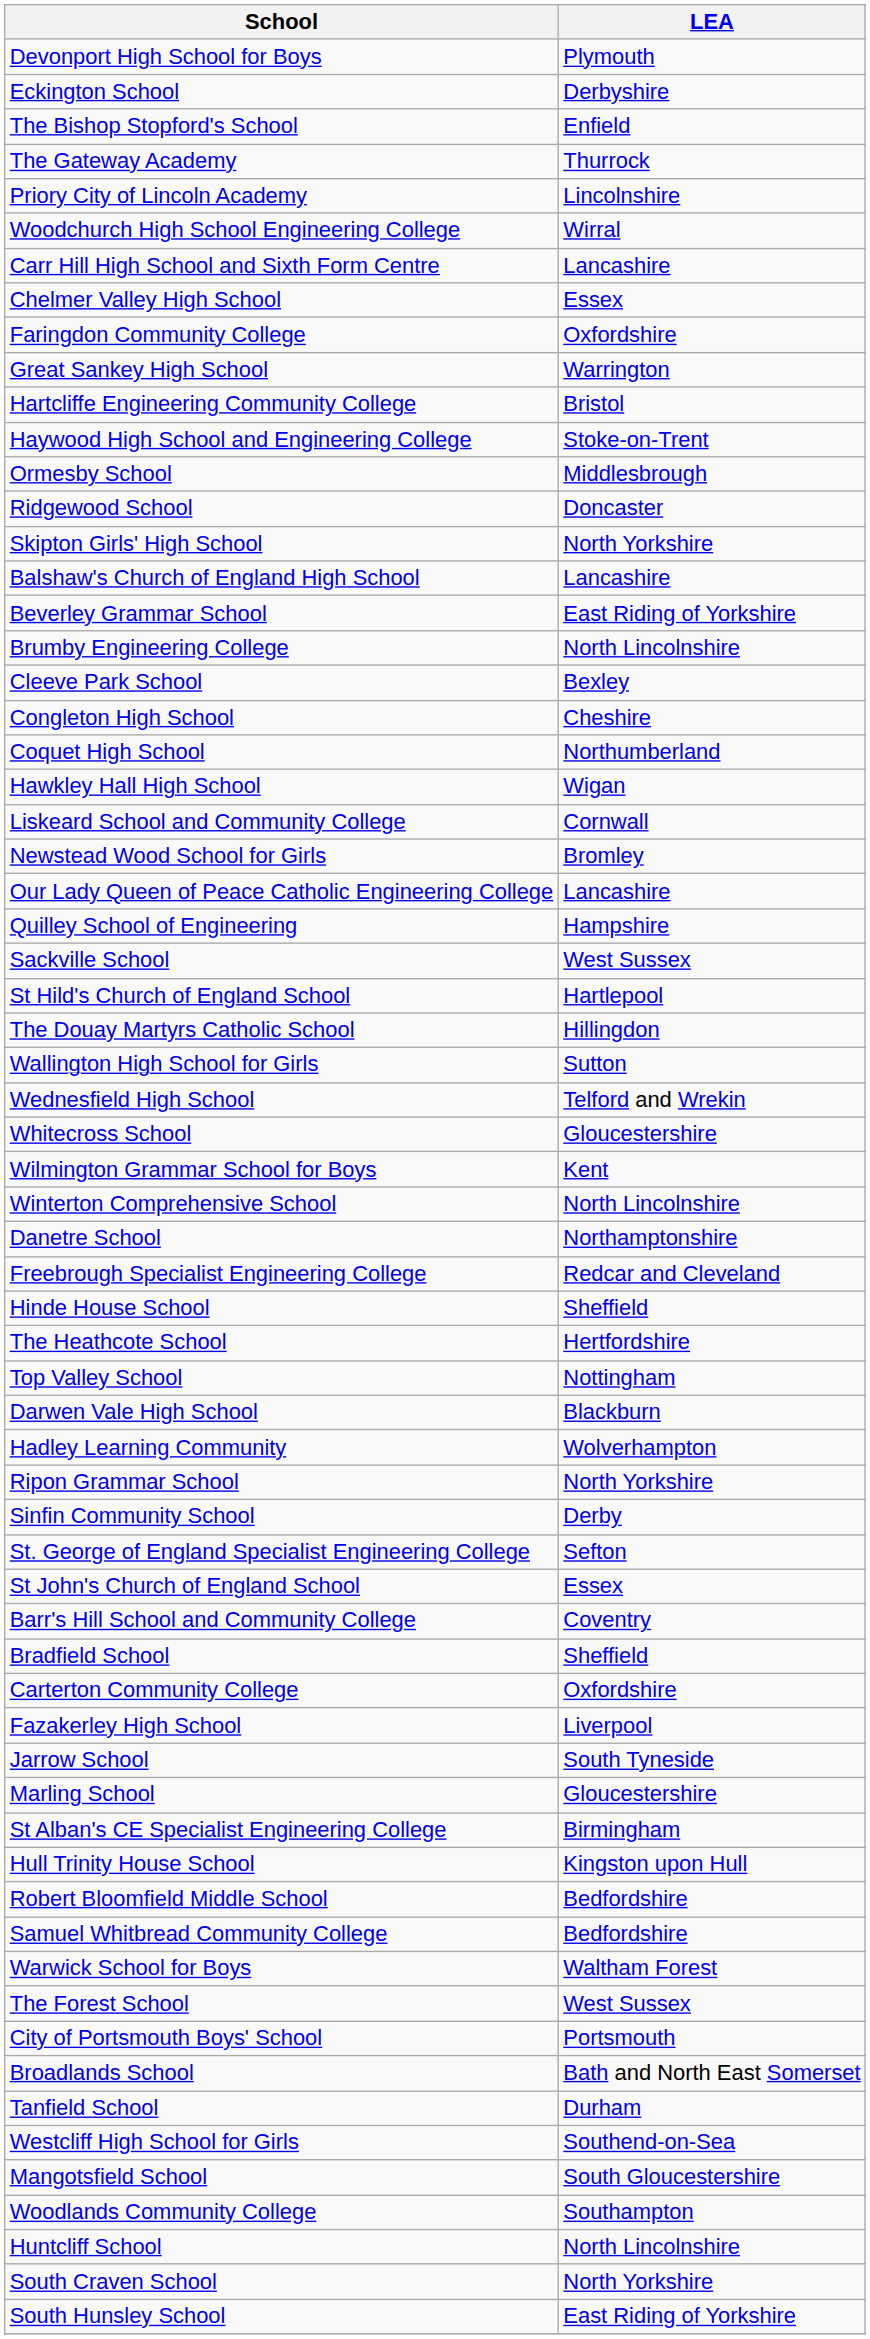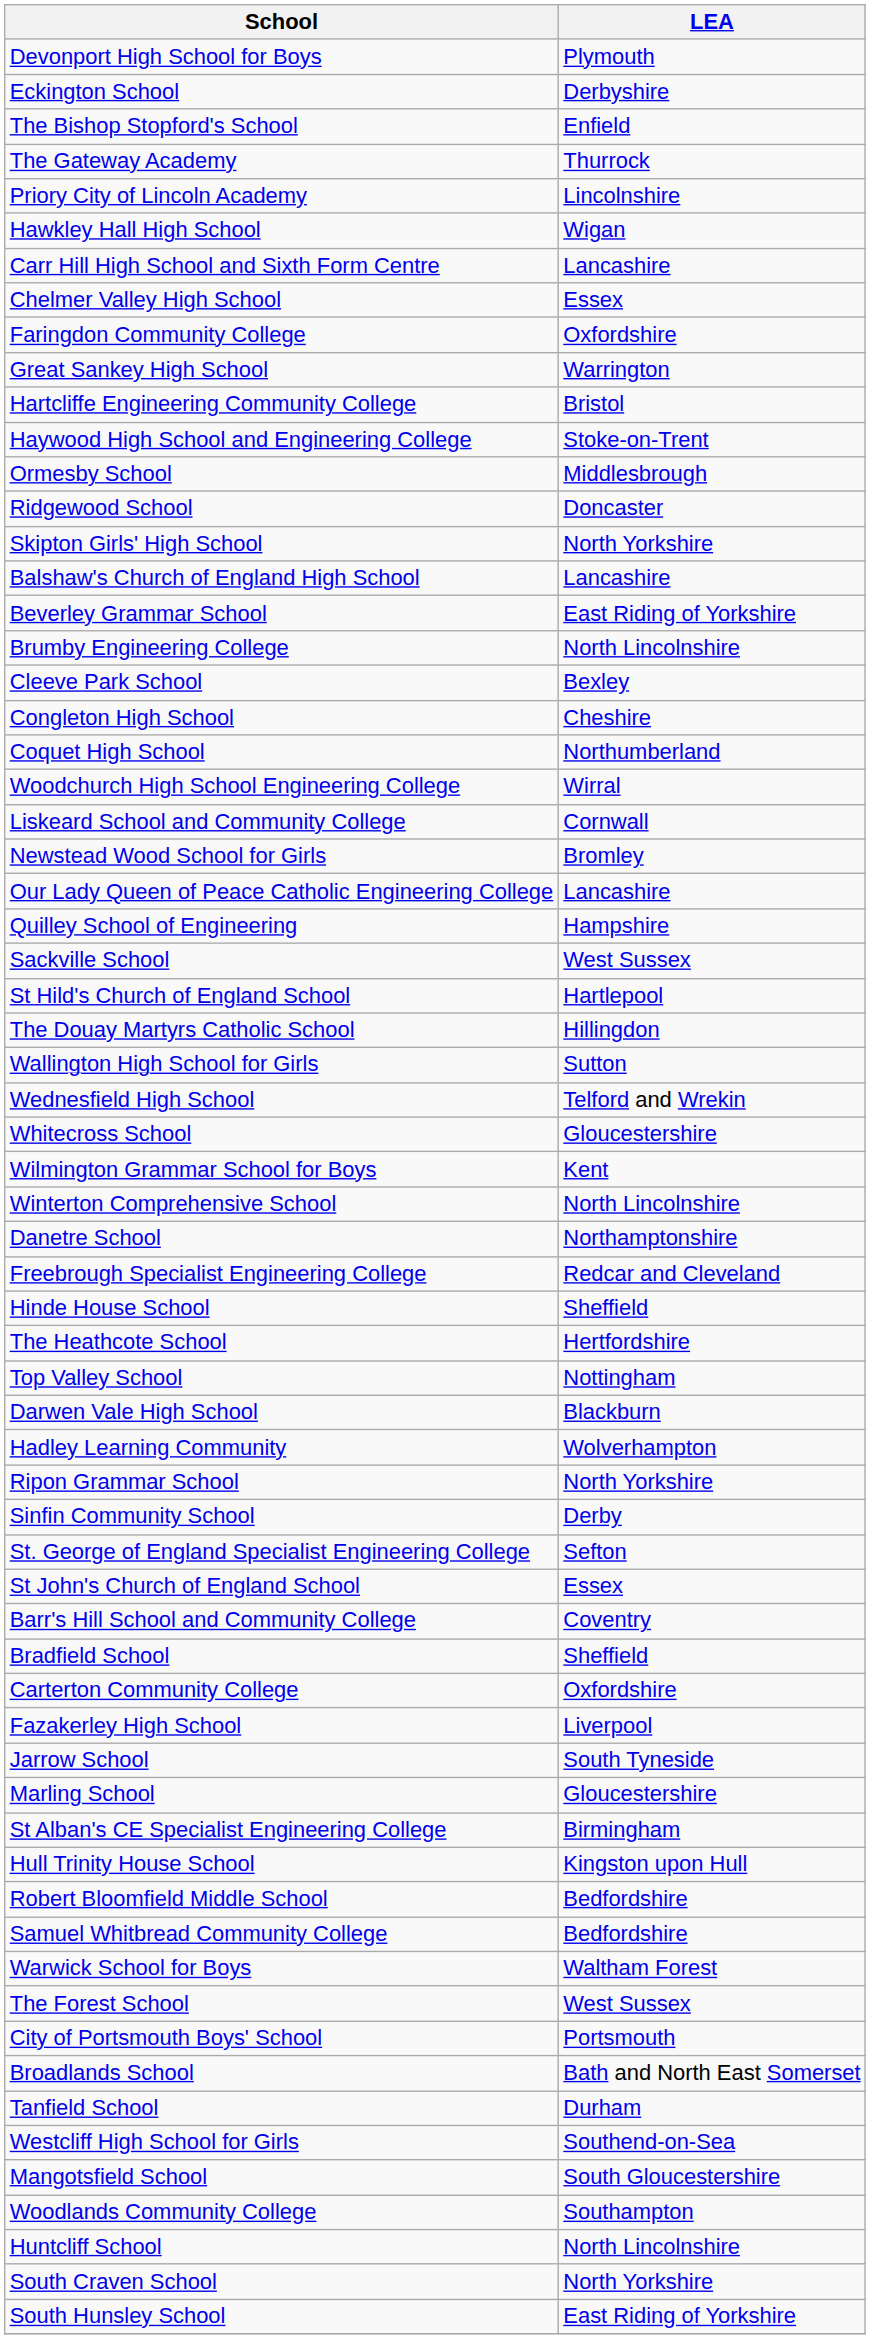rows swapped: (235, 230) <-> (135, 786)
